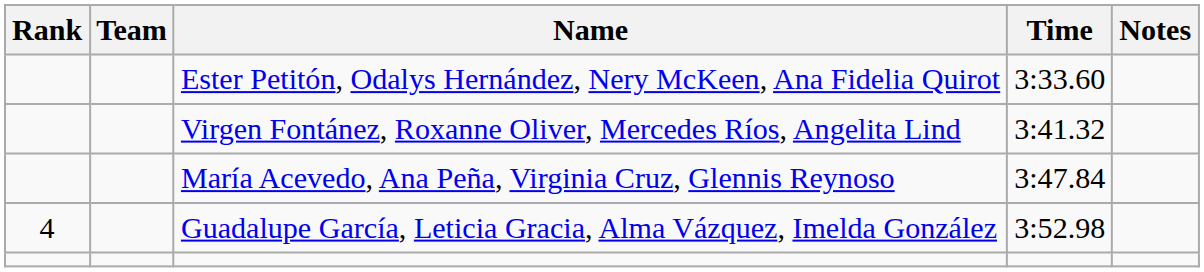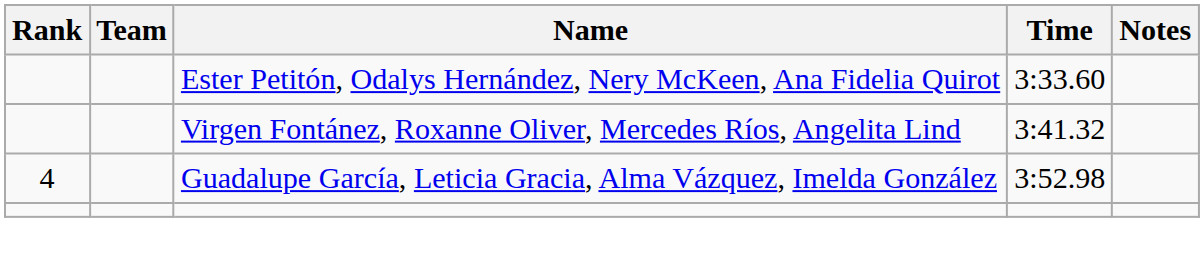- row: (538, 178)
